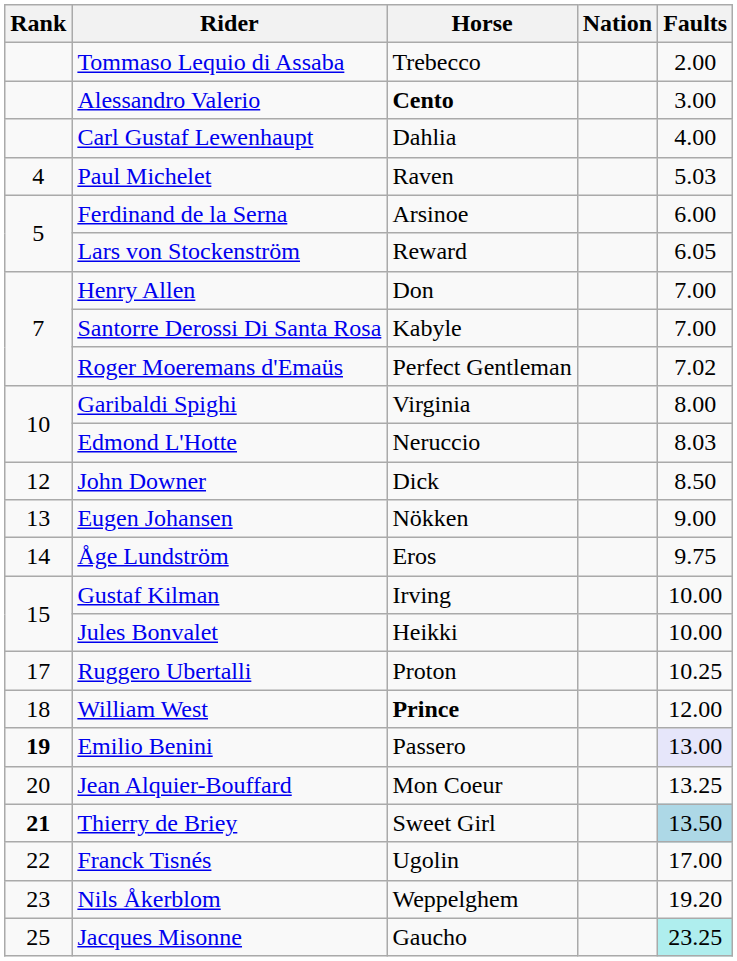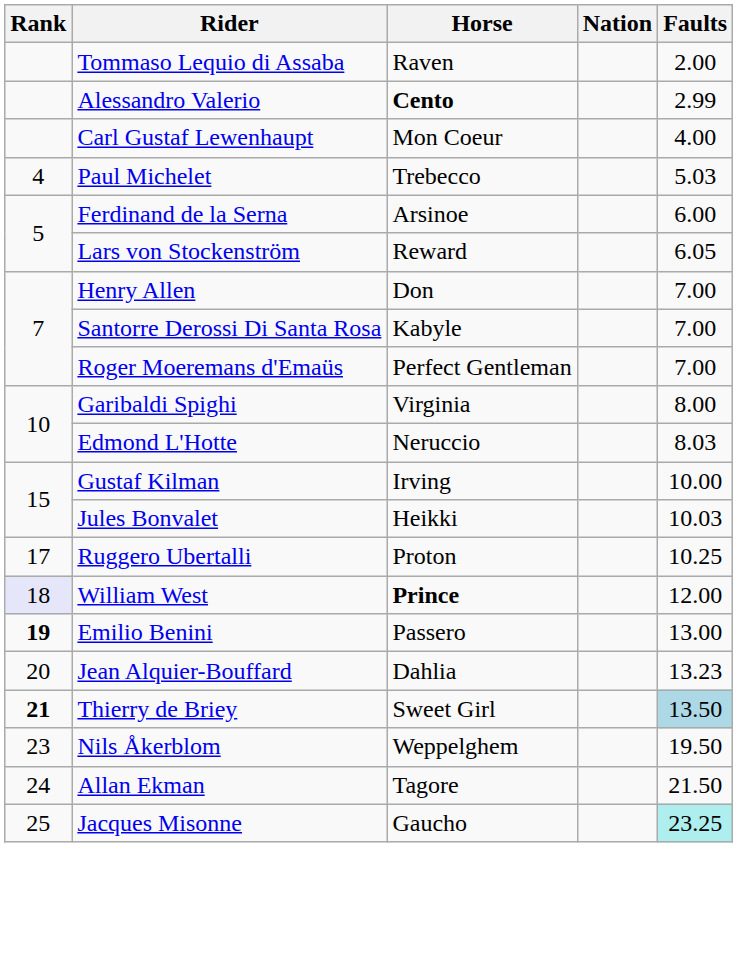(437, 61) Trebecco -> (423, 61) Raven
(695, 99) 3.00 -> (695, 99) 2.99
(424, 137) Dahlia -> (447, 137) Mon Coeur
(423, 175) Raven -> (437, 175) Trebecco
(695, 366) 7.02 -> (695, 366) 7.00
- row: (142, 480)
- row: (155, 518)
- row: (153, 556)
(695, 632) 10.00 -> (695, 518) 10.03
(38, 708) no background -> (38, 594) lavender background
(695, 746) lavender background -> (695, 632) no background
(447, 784) Mon Coeur -> (424, 670) Dahlia
(695, 784) 13.25 -> (695, 670) 13.23
- row: (144, 860)
(695, 898) 19.20 -> (695, 746) 19.50
+ row: (141, 784)
